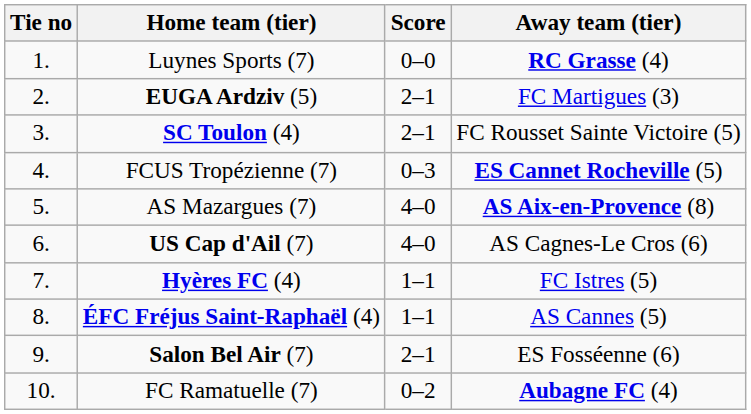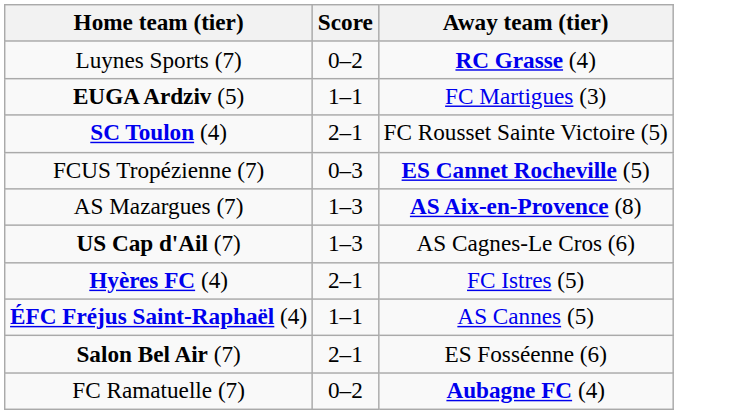- column: (41, 22)
(418, 59) 0–0 -> (345, 59) 0–2
(418, 96) 2–1 -> (345, 96) 1–1
(418, 206) 4–0 -> (345, 206) 1–3
(418, 243) 4–0 -> (345, 243) 1–3
(418, 280) 1–1 -> (345, 280) 2–1
